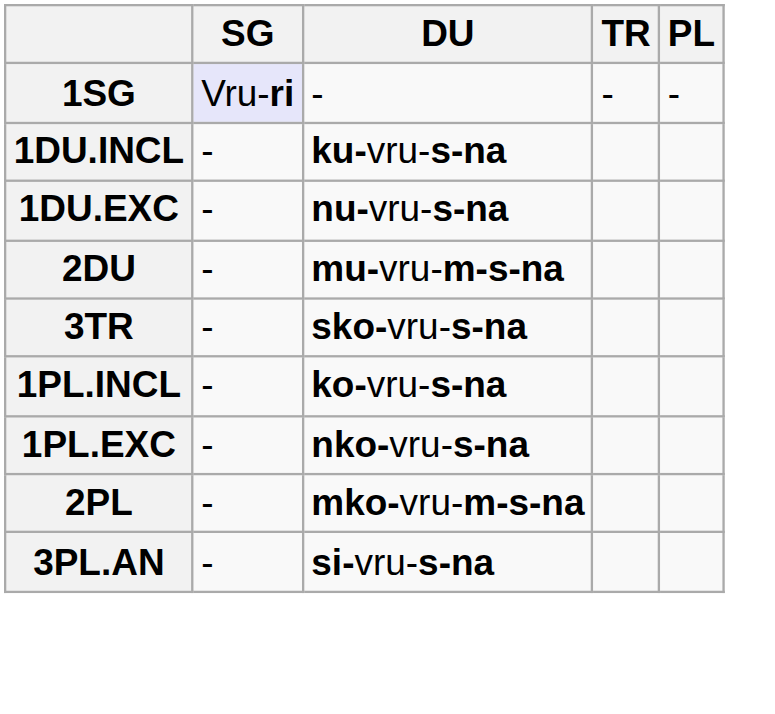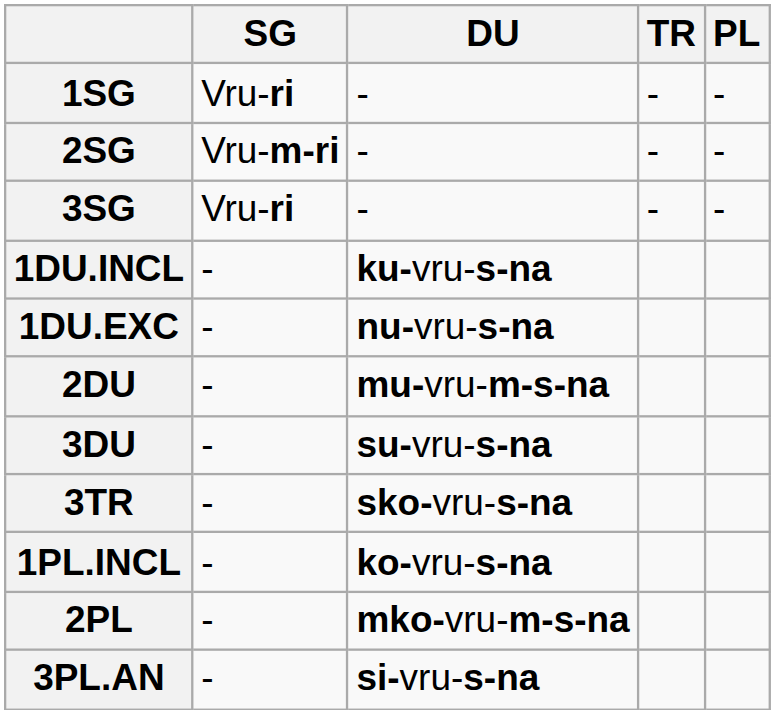(248, 92) lavender background -> (248, 92) no background
+ row: (99, 151)
+ row: (99, 209)
+ row: (99, 444)
- row: (99, 444)
